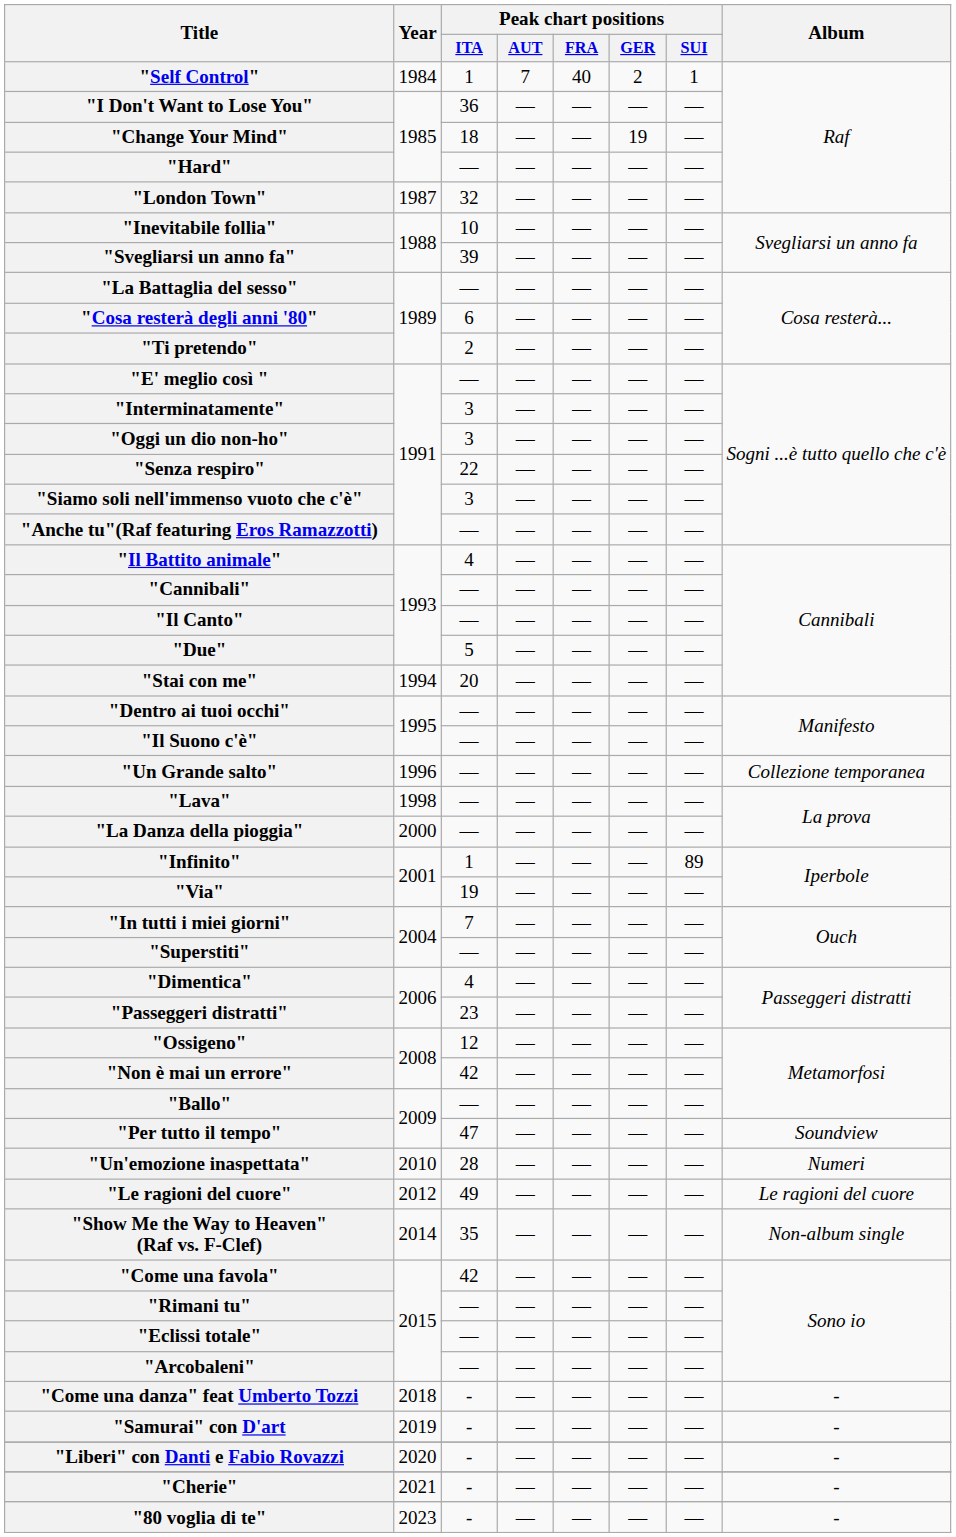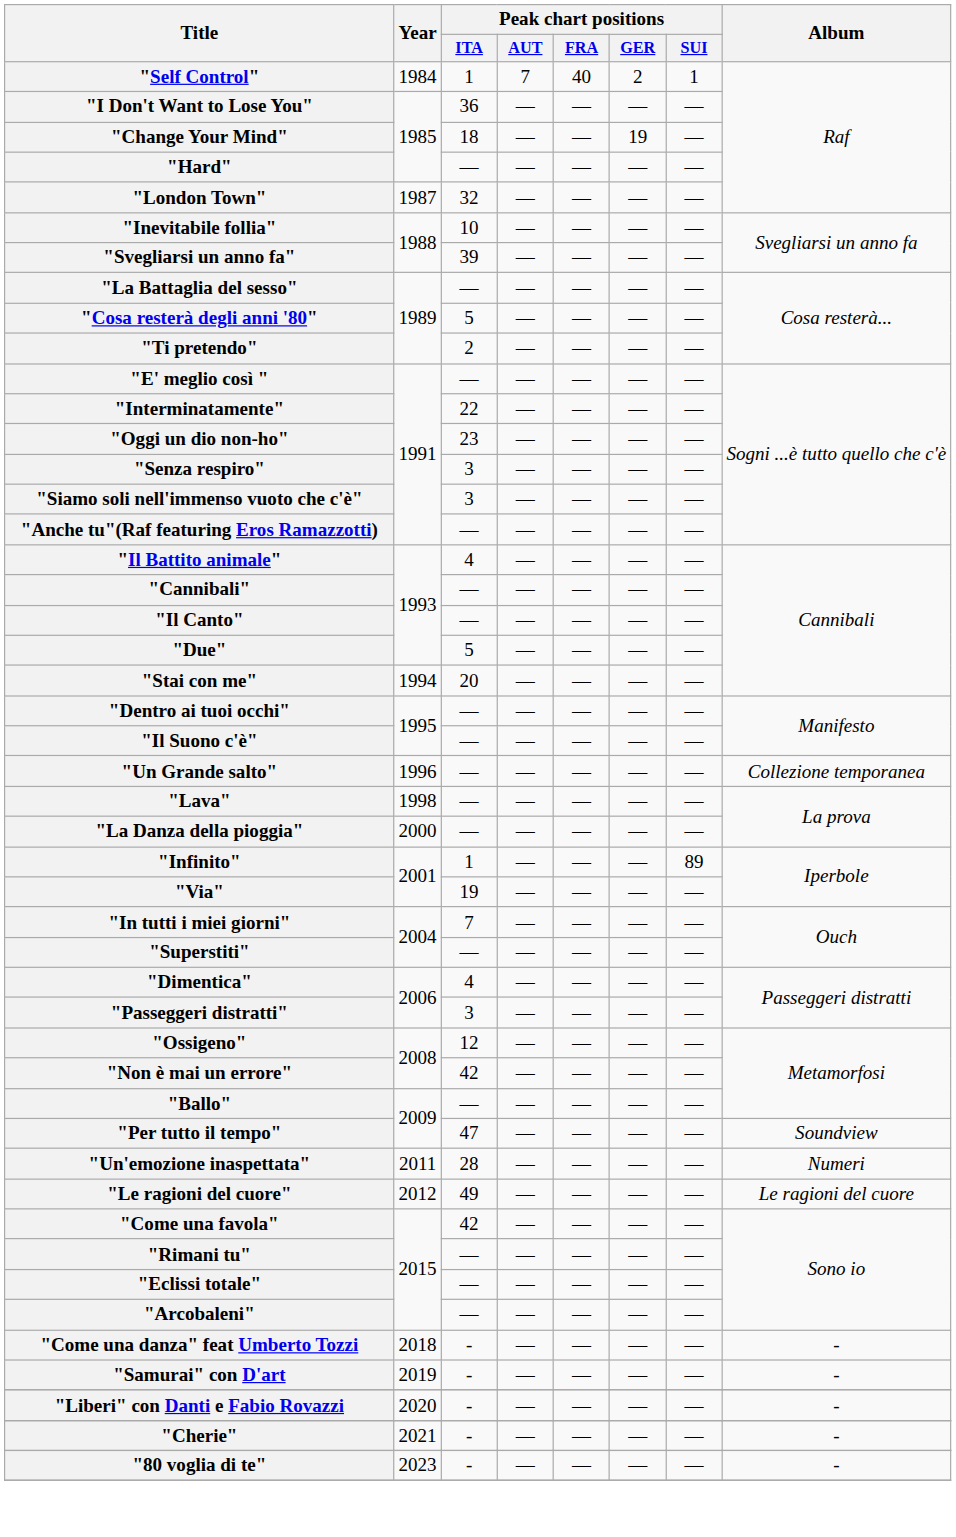(469, 318) 6 -> (469, 318) 5
(469, 408) 3 -> (469, 408) 22
(469, 438) 3 -> (469, 438) 23
(469, 469) 22 -> (469, 469) 3
(469, 1012) 23 -> (469, 1012) 3
(418, 1163) 2010 -> (418, 1163) 2011
- row: (199, 1234)
